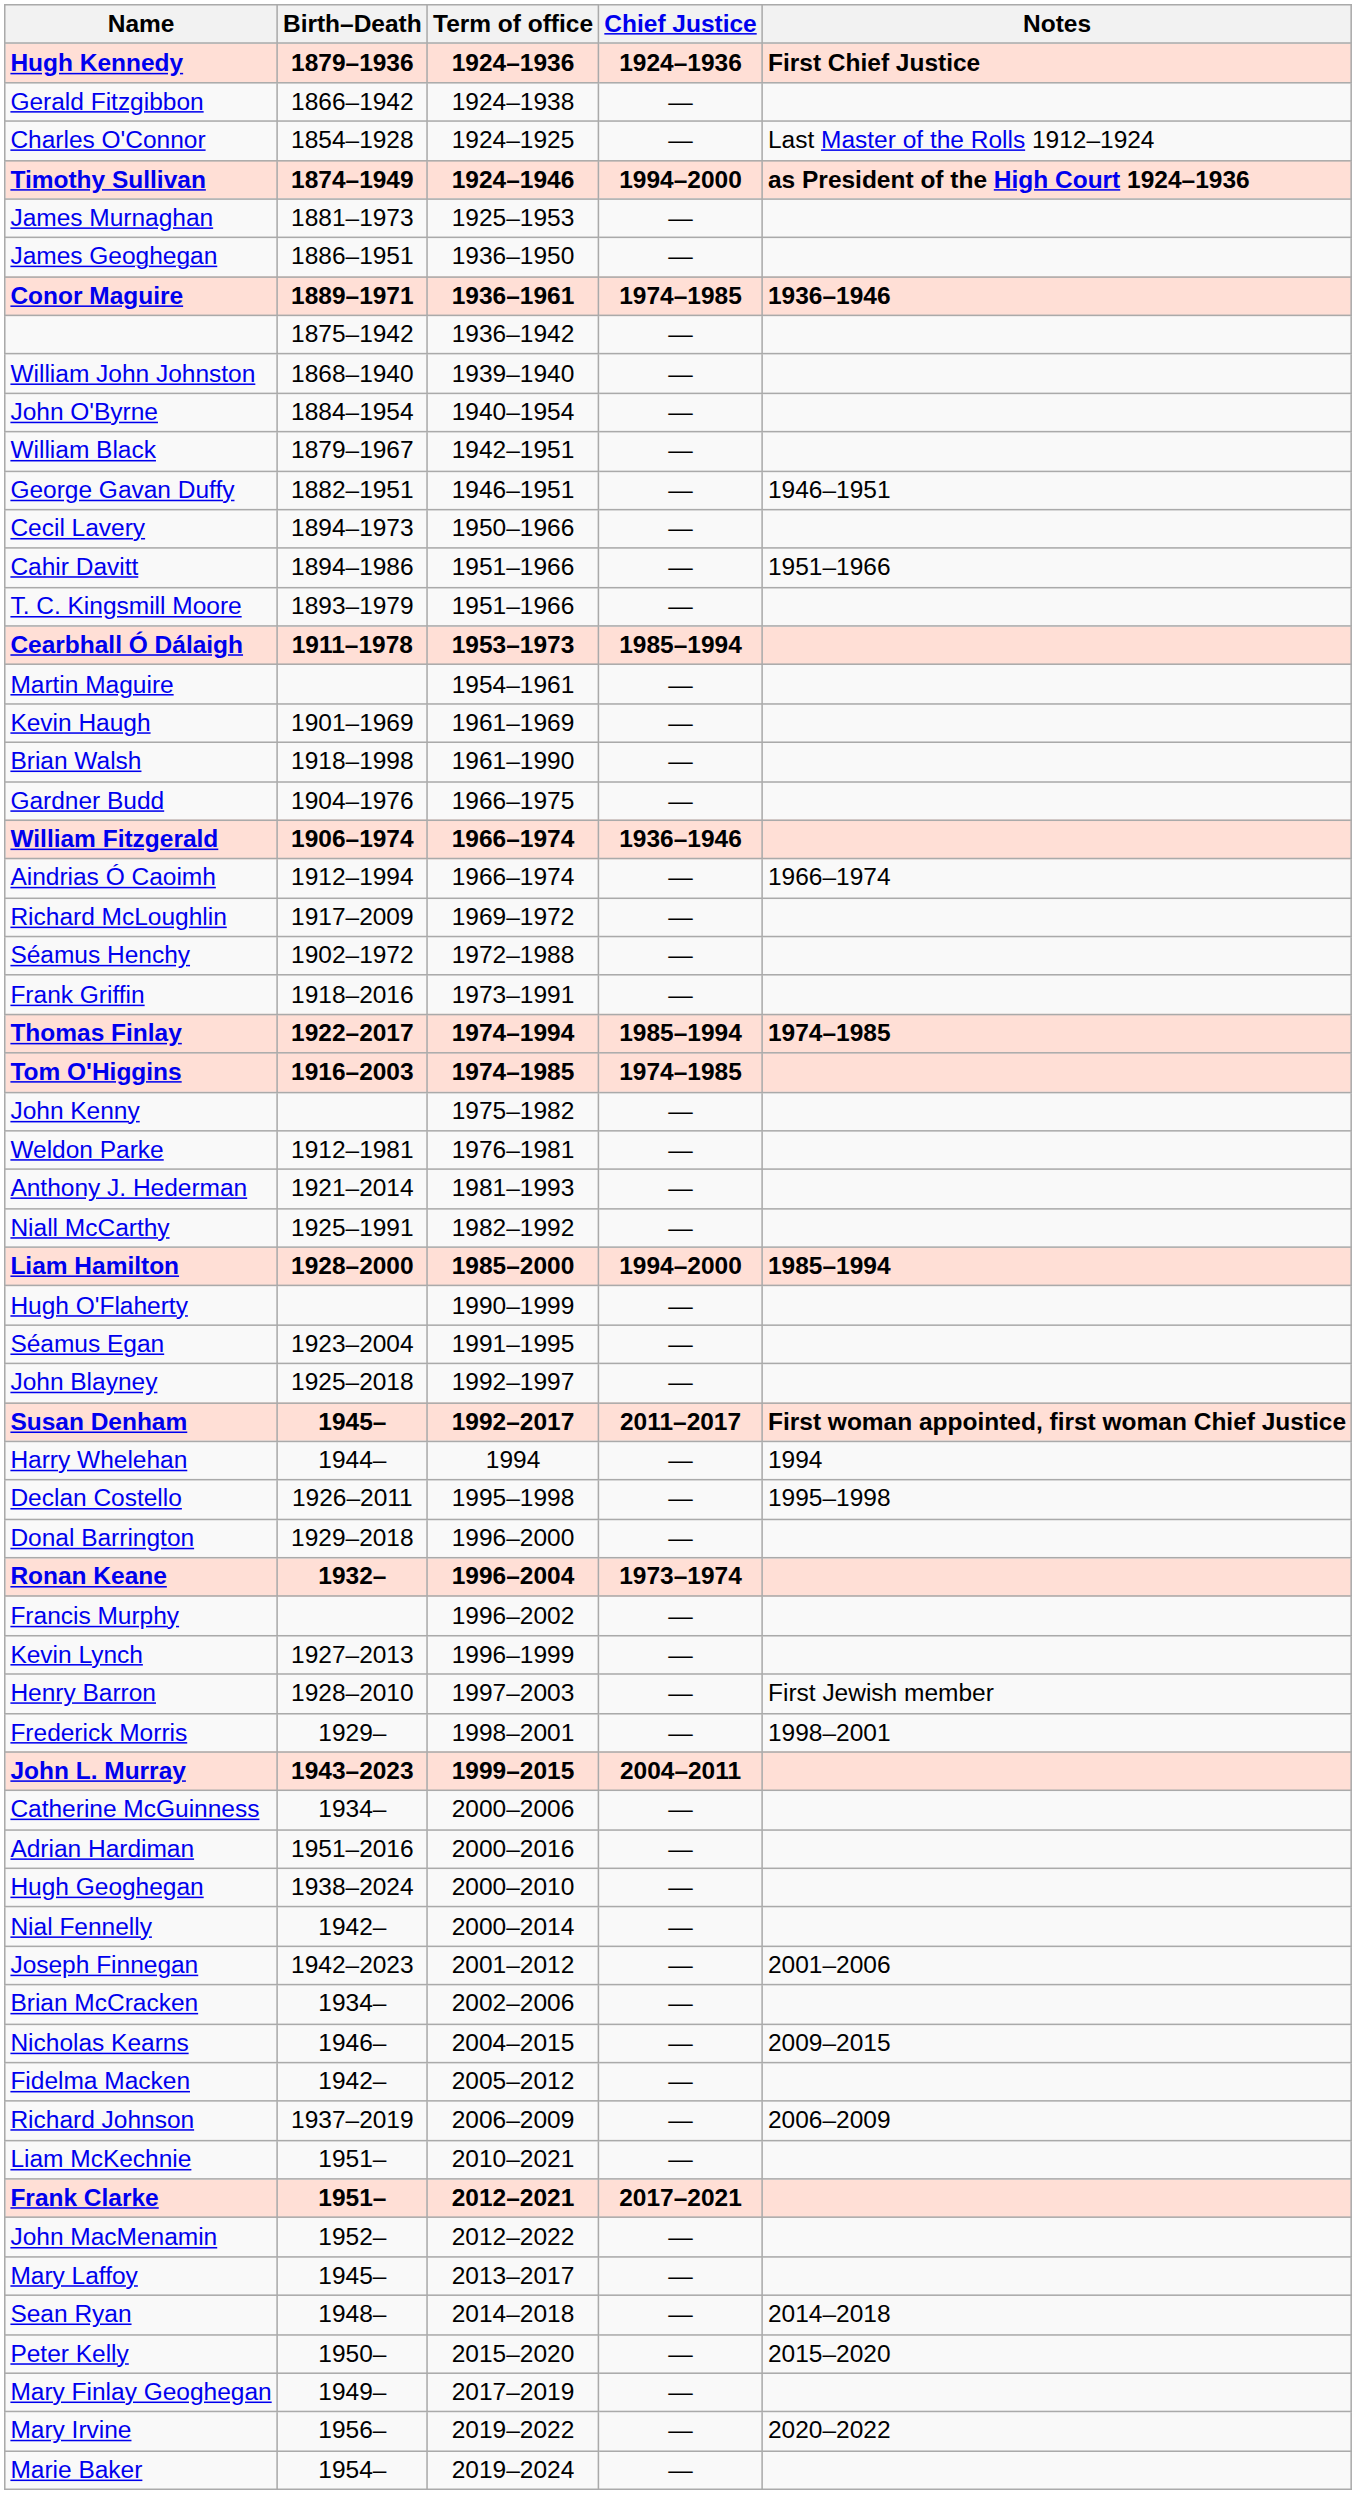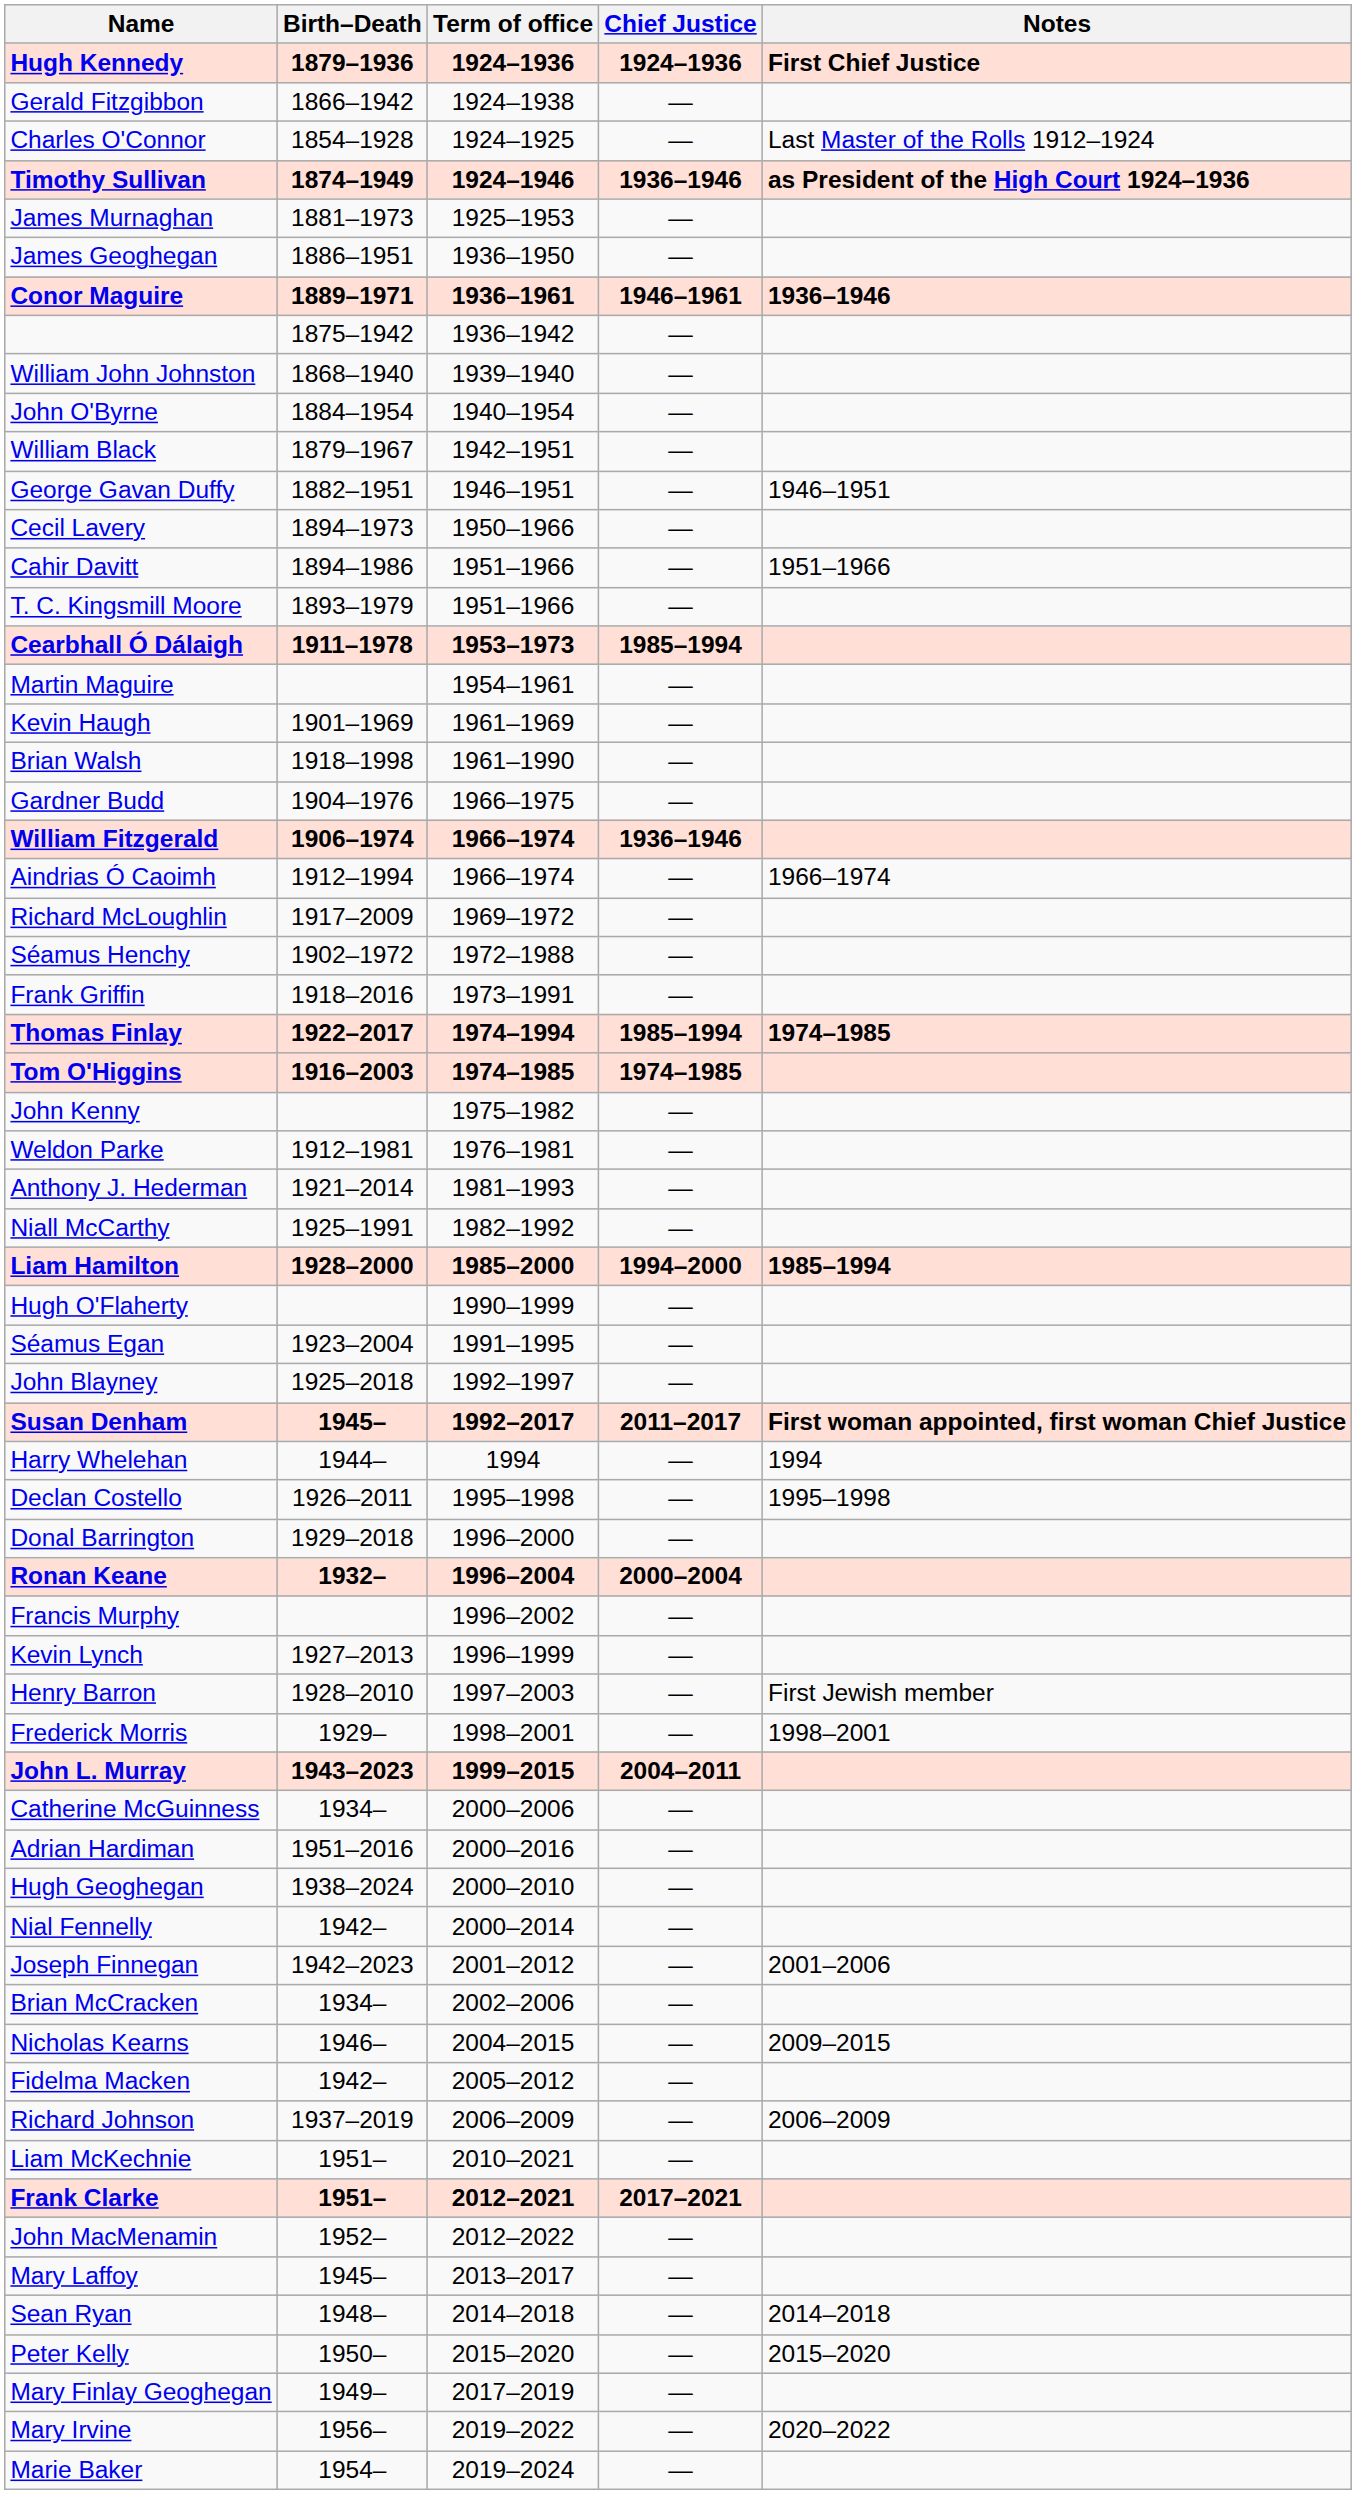(681, 179) 1994–2000 -> (681, 179) 1936–1946
(681, 295) 1974–1985 -> (681, 295) 1946–1961
(681, 1576) 1973–1974 -> (681, 1576) 2000–2004
